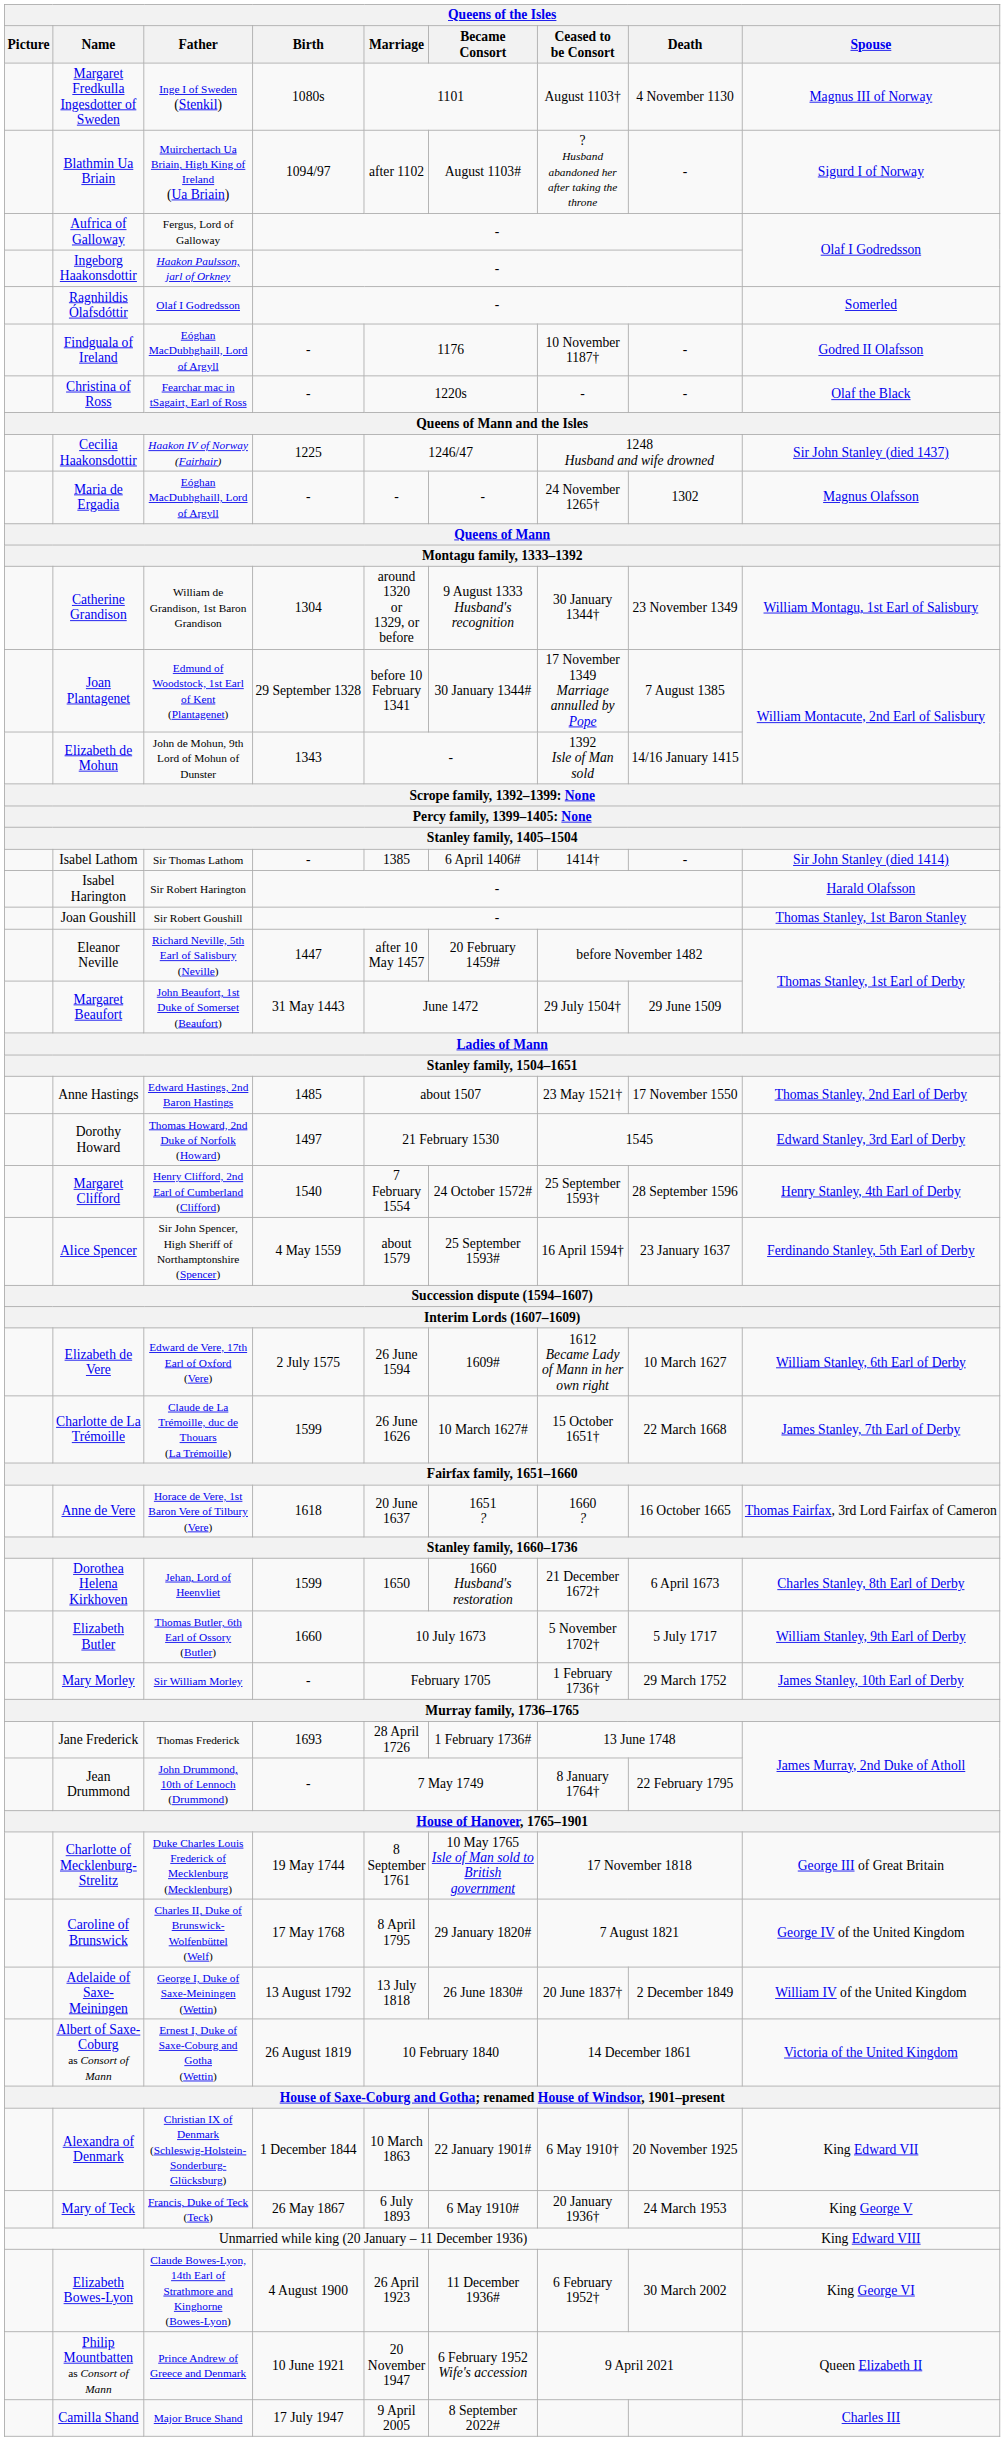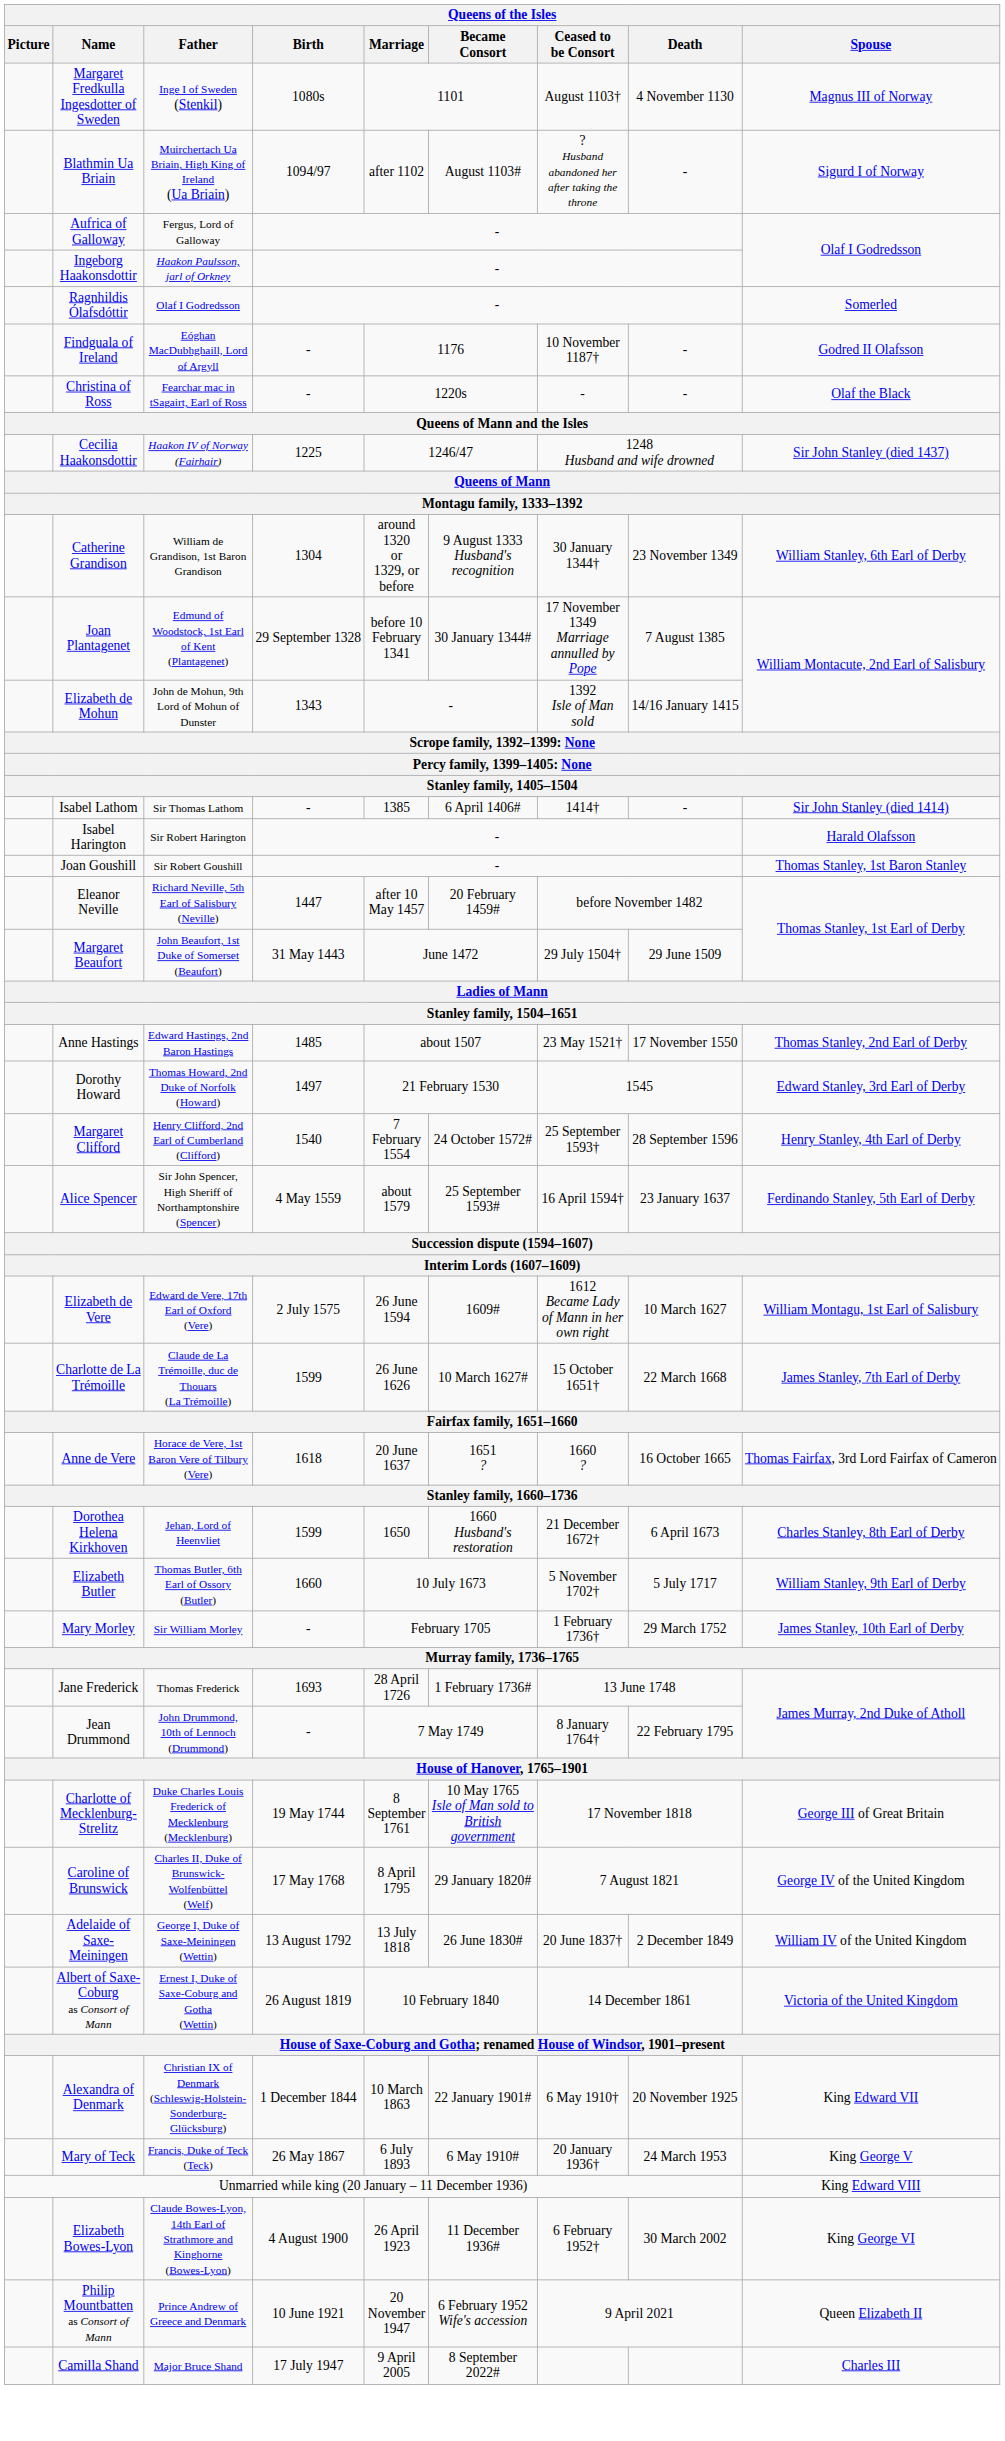- row: (98, 497)
(871, 607) William Montagu, 1st Earl of Salisbury -> (871, 555) William Stanley, 6th Earl of Derby
(871, 1362) William Stanley, 6th Earl of Derby -> (871, 1309) William Montagu, 1st Earl of Salisbury
